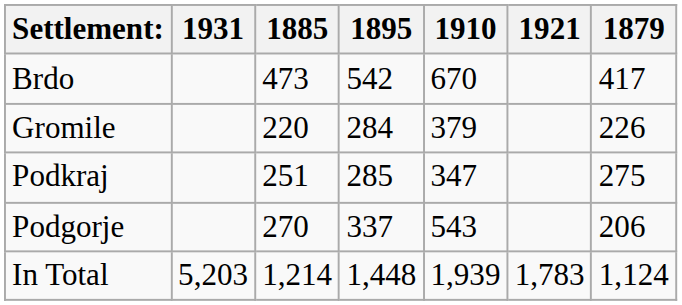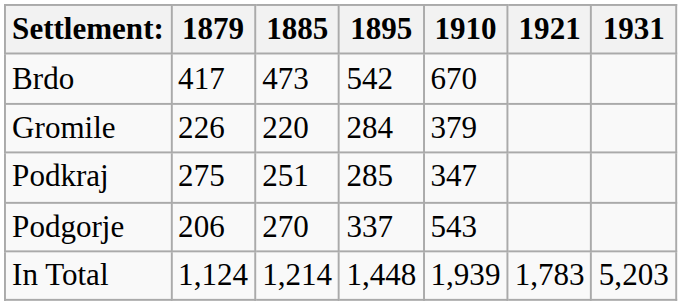columns swapped: (634, 29) <-> (213, 29)
